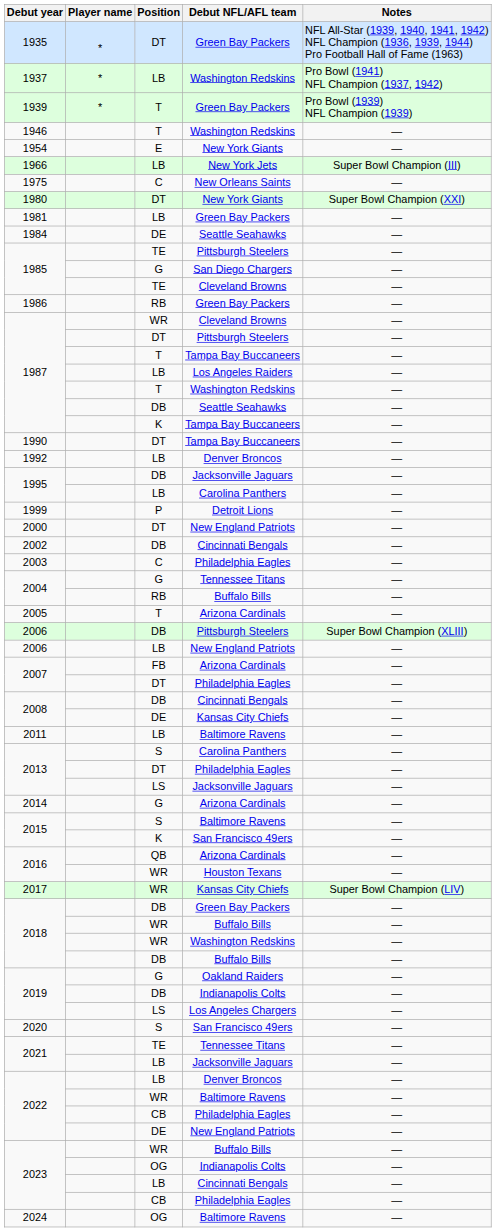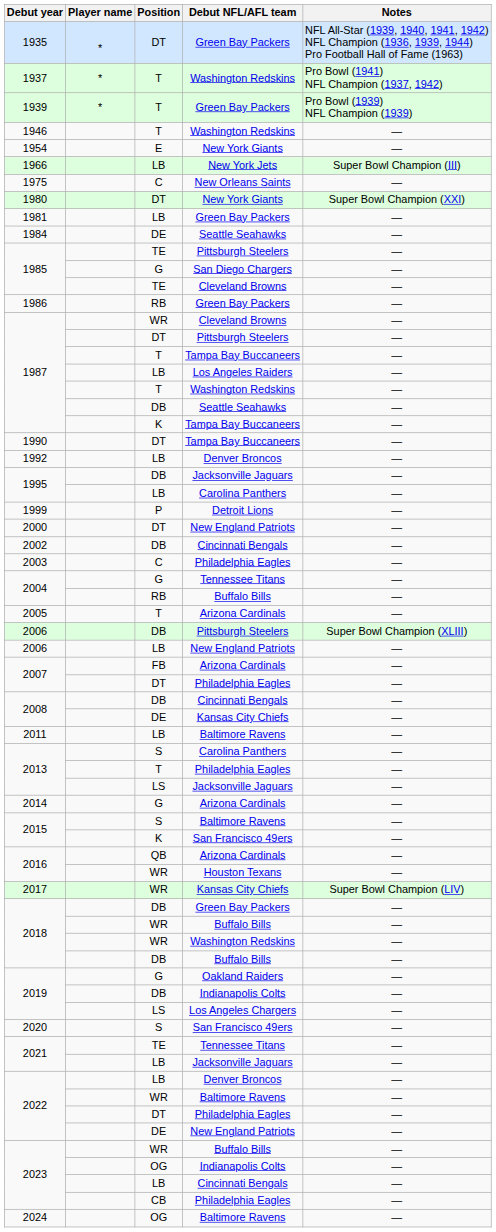(159, 78) LB -> (159, 78) T
(159, 769) DT -> (159, 769) T
(159, 1114) CB -> (159, 1114) DT
